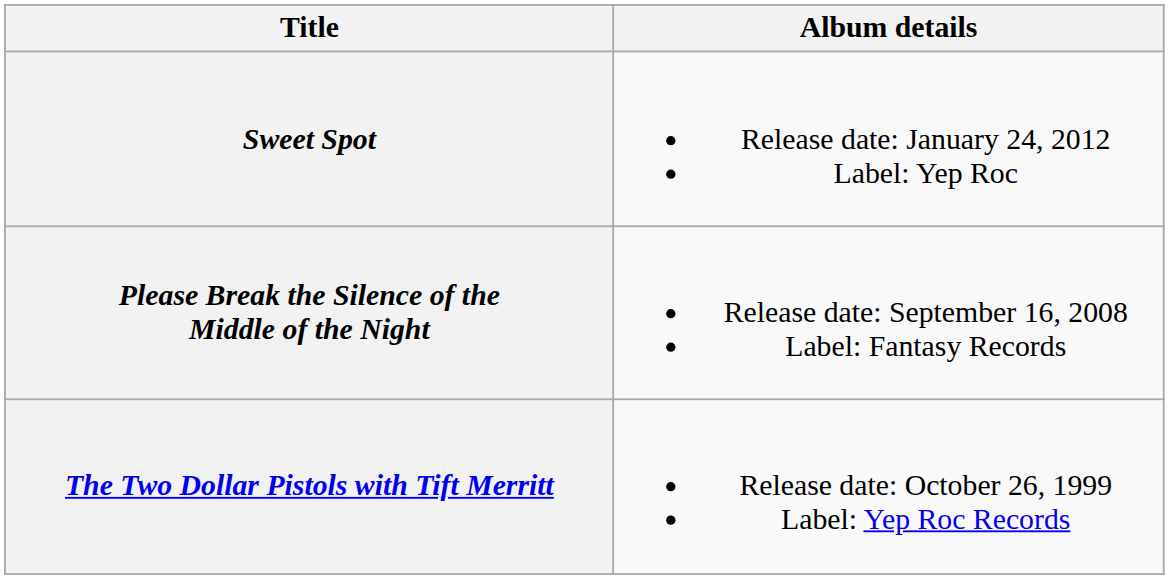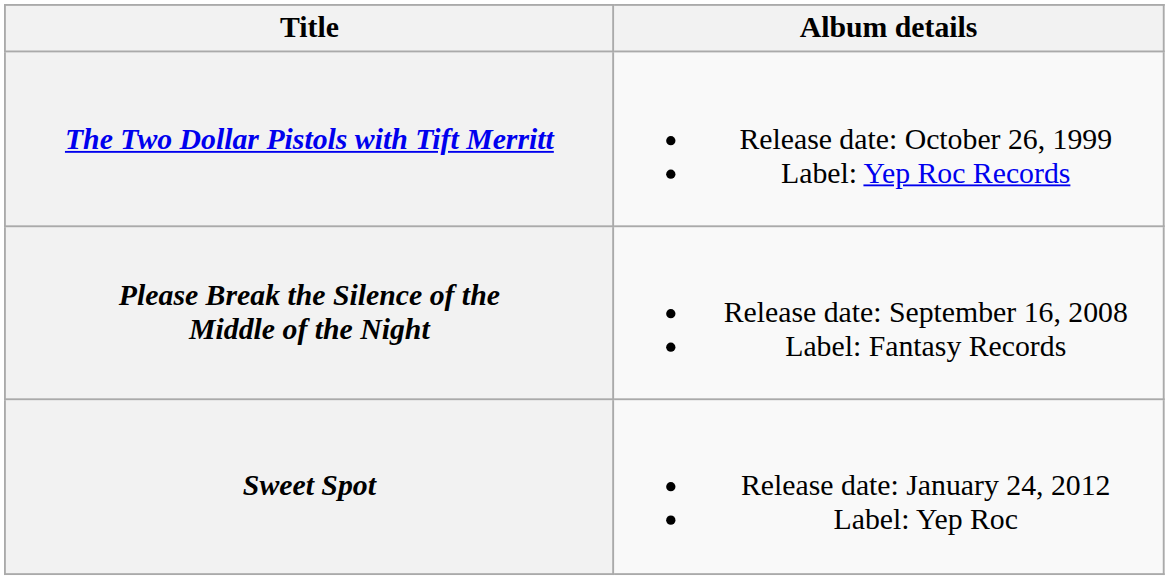rows swapped: (309, 485) <-> (309, 138)
